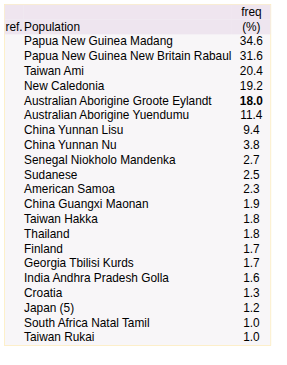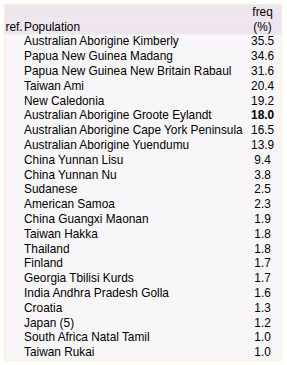+ row: (101, 41)
+ row: (133, 130)
(251, 115) 11.4 -> (263, 145) 13.9
- row: (100, 160)
